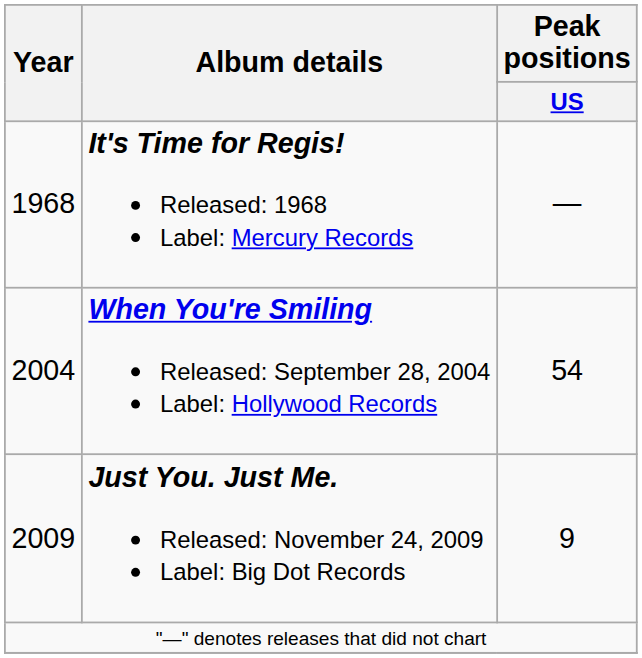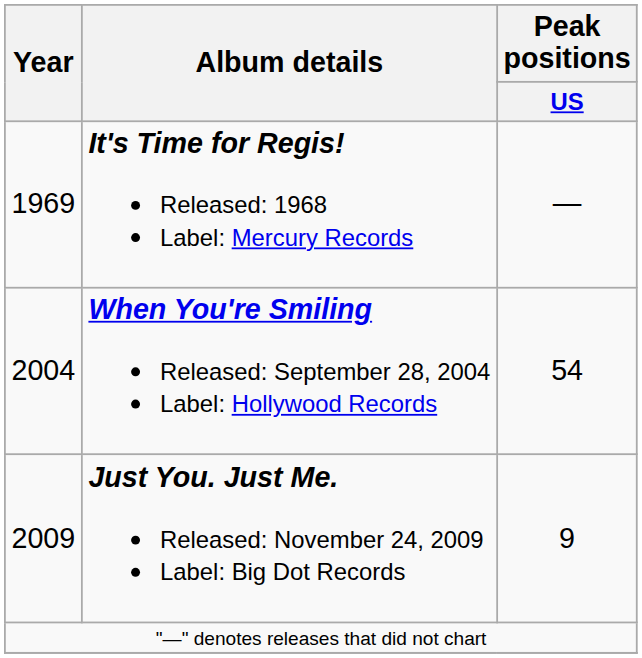(43, 203) 1968 -> (43, 203) 1969
